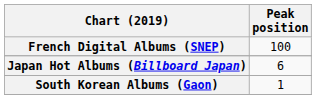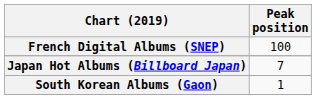(280, 66) 6 -> (280, 66) 7
